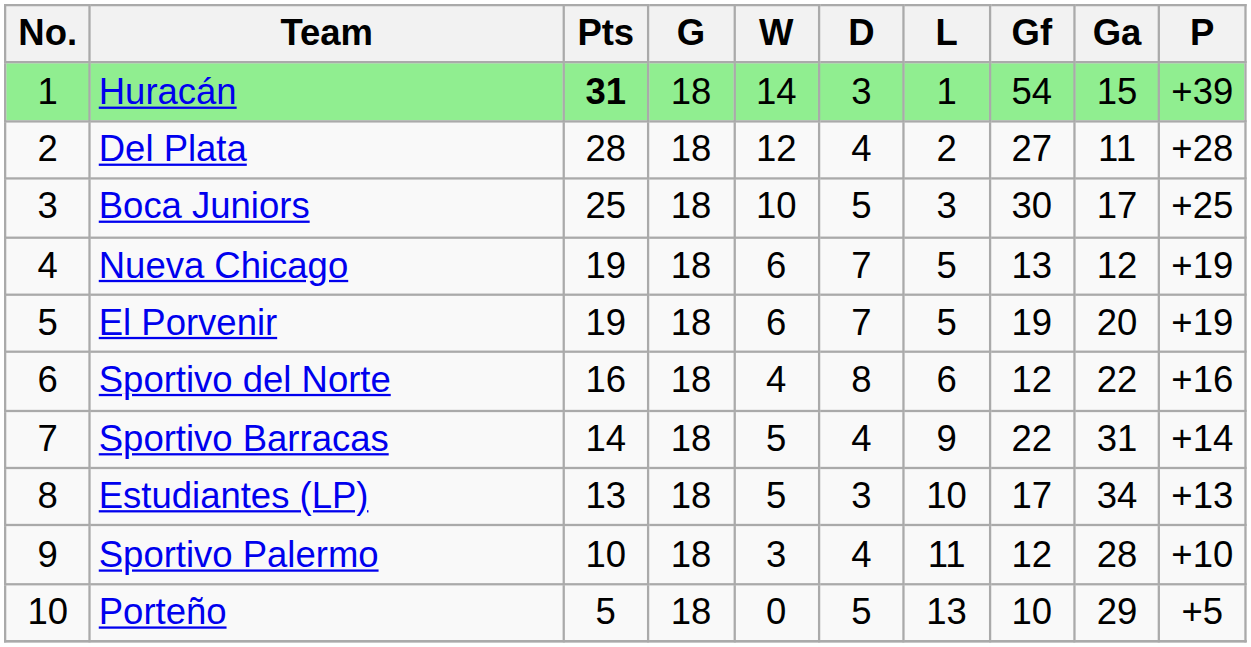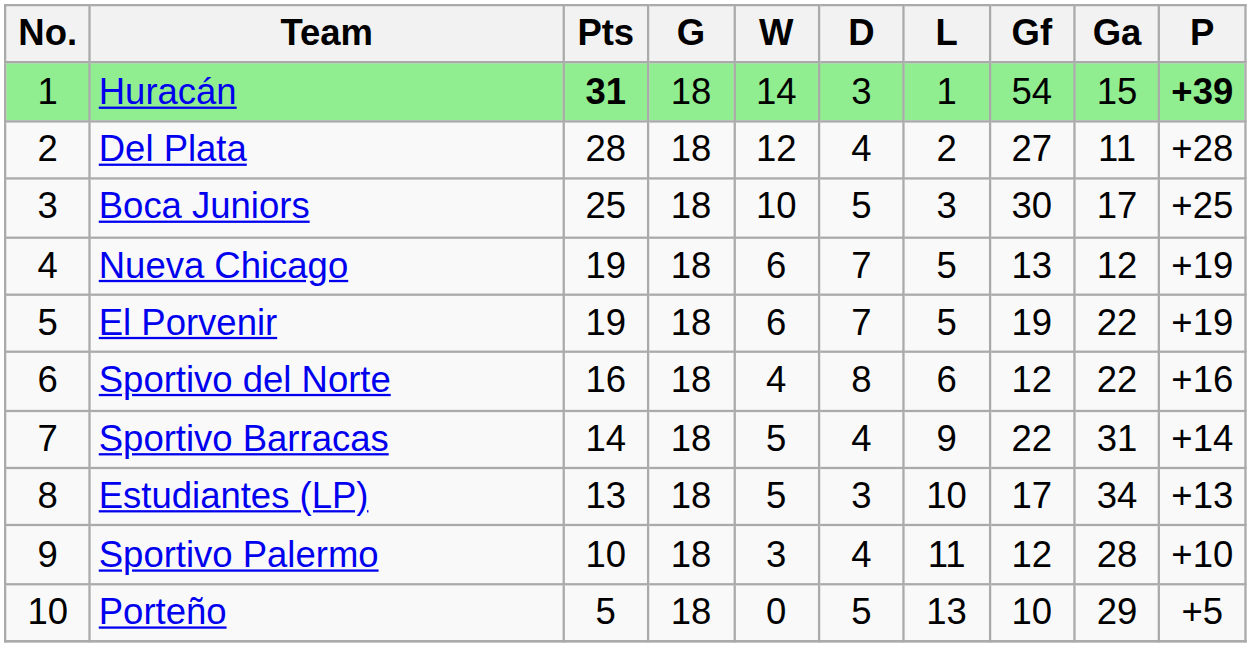(1202, 91) normal -> (1202, 91) bold
(1117, 322) 20 -> (1117, 322) 22
